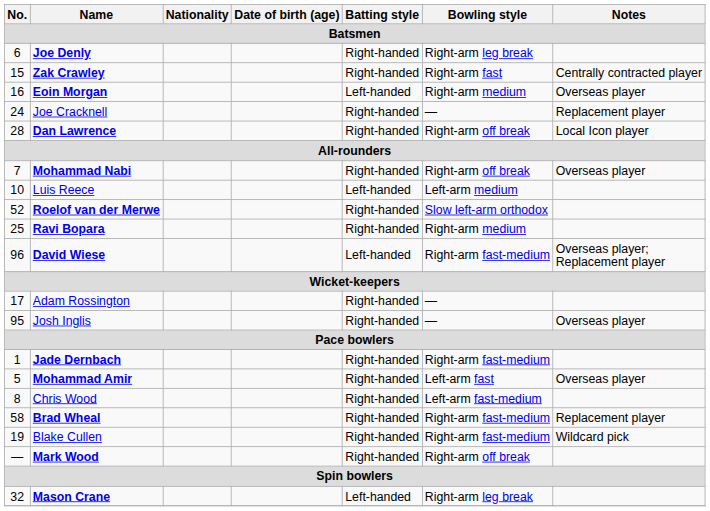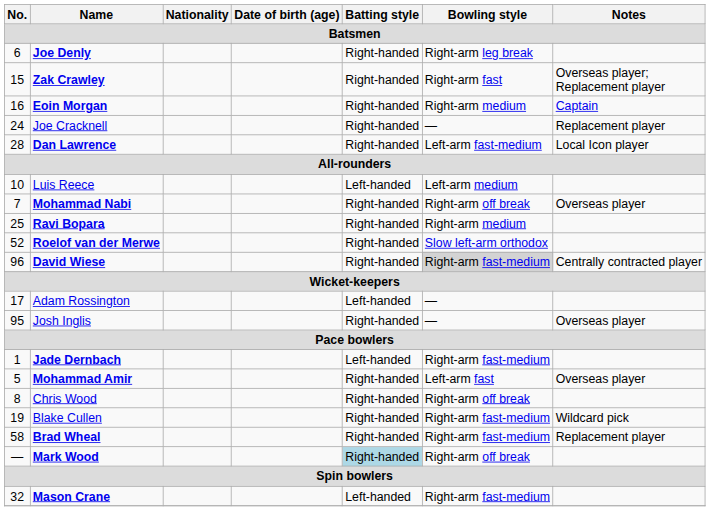(629, 73) Centrally contracted player -> (610, 80) Overseas player; Replacement player
(378, 92) Left-handed -> (382, 106) Right-handed
(600, 92) Overseas player -> (577, 106) Captain
(477, 131) Right-arm off break -> (483, 145) Left-arm fast-medium
rows swapped: (82, 170) <-> (64, 190)
rows swapped: (69, 229) <-> (96, 209)
(378, 255) Left-handed -> (382, 262) Right-handed
(487, 255) no background -> (487, 262) lightgrey background
(610, 255) Overseas player; Replacement player -> (629, 262) Centrally contracted player
(382, 301) Right-handed -> (378, 301) Left-handed
(382, 359) Right-handed -> (378, 359) Left-handed
(483, 398) Left-arm fast-medium -> (477, 398) Right-arm off break
rows swapped: (67, 437) <-> (67, 418)
(382, 457) no background -> (382, 457) lightblue background
(479, 496) Right-arm leg break -> (487, 496) Right-arm fast-medium
